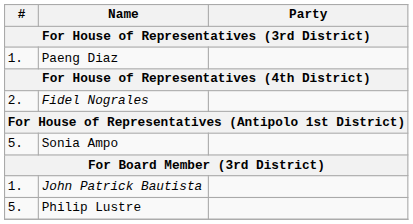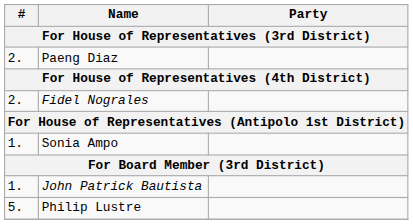(15, 58) 1. -> (15, 58) 2.
(15, 143) 5. -> (15, 143) 1.
